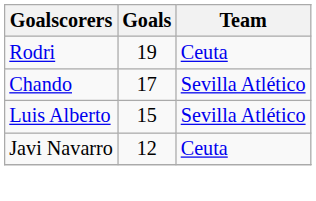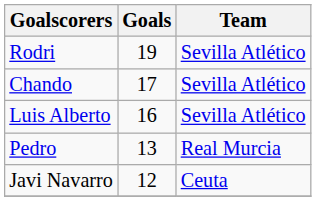(204, 52) Ceuta -> (243, 52) Sevilla Atlético
(147, 116) 15 -> (147, 116) 16
+ row: (33, 148)
